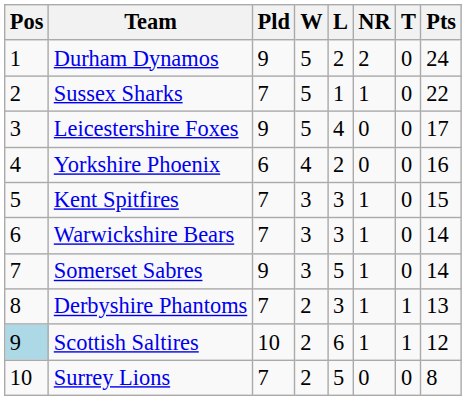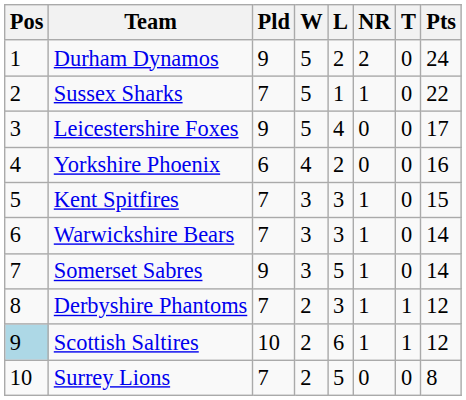(437, 306) 13 -> (437, 306) 12
